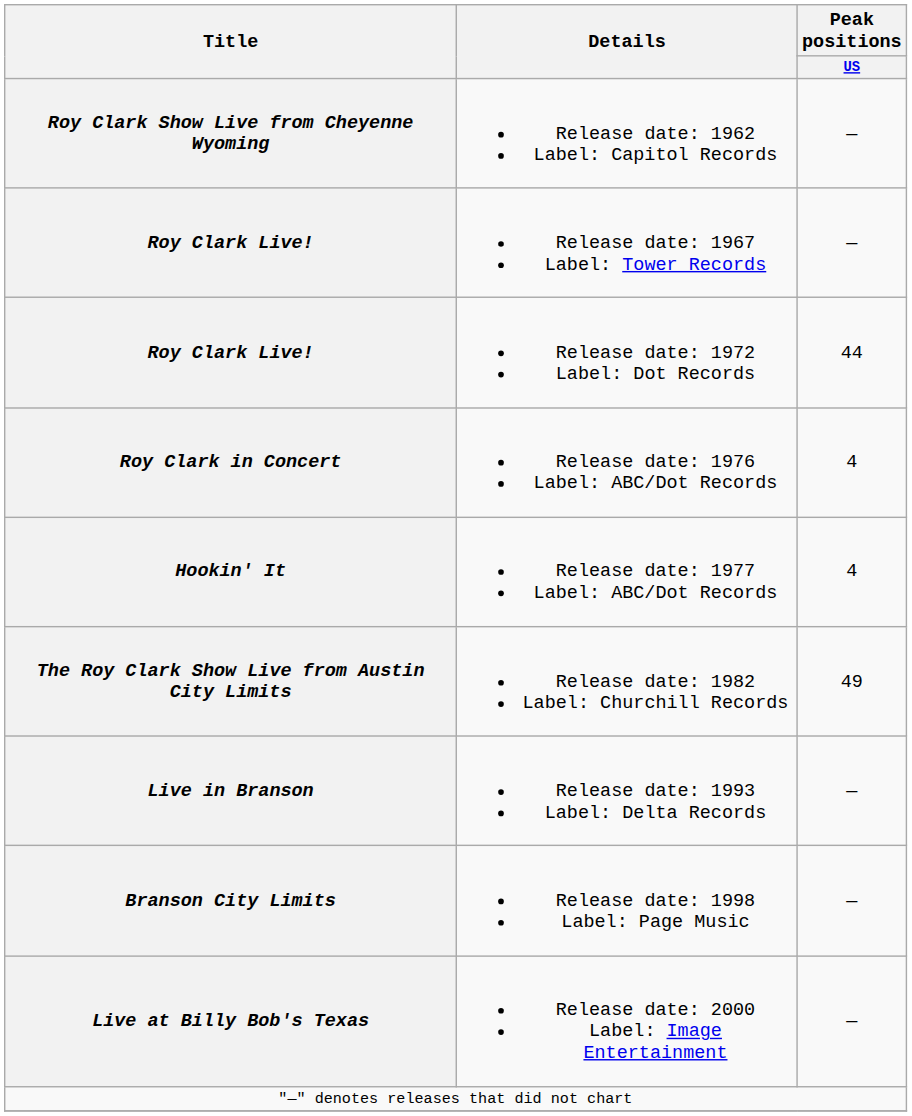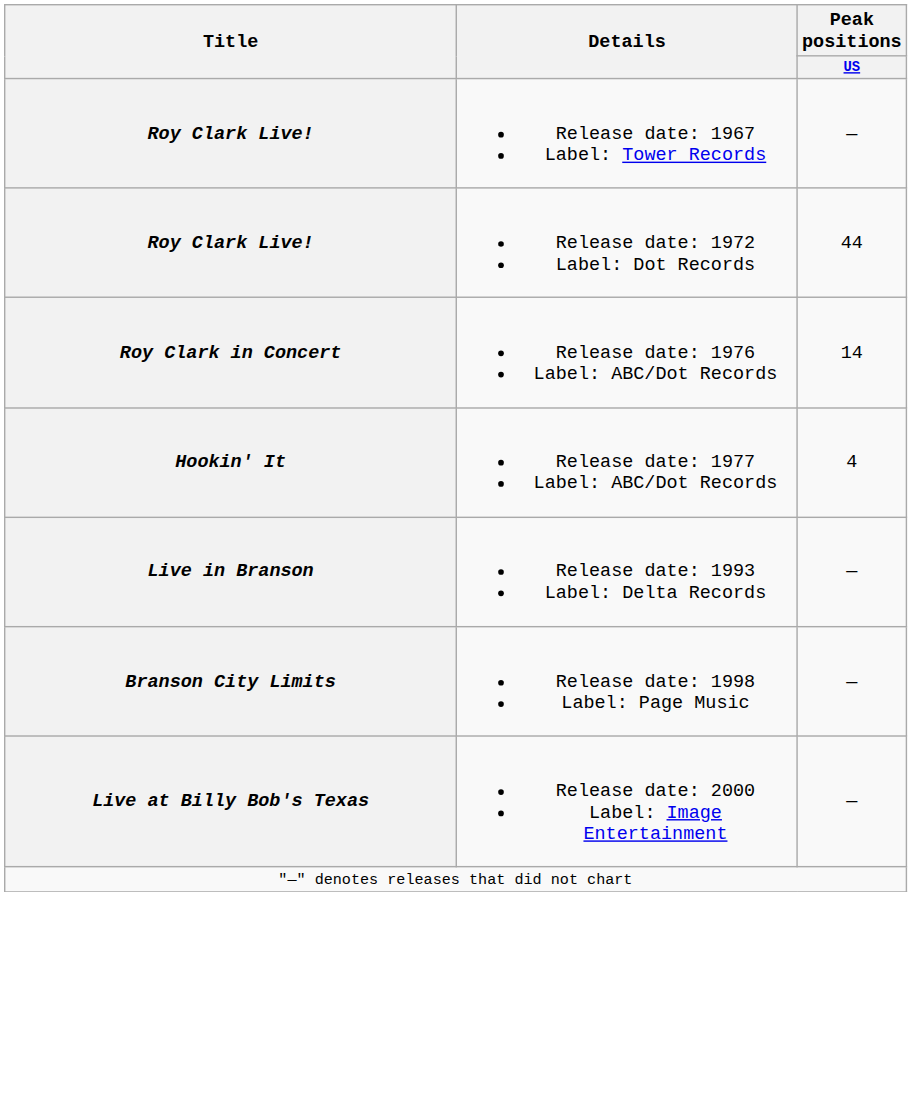- row: (231, 133)
(852, 462) 4 -> (852, 353) 14
- row: (231, 681)
